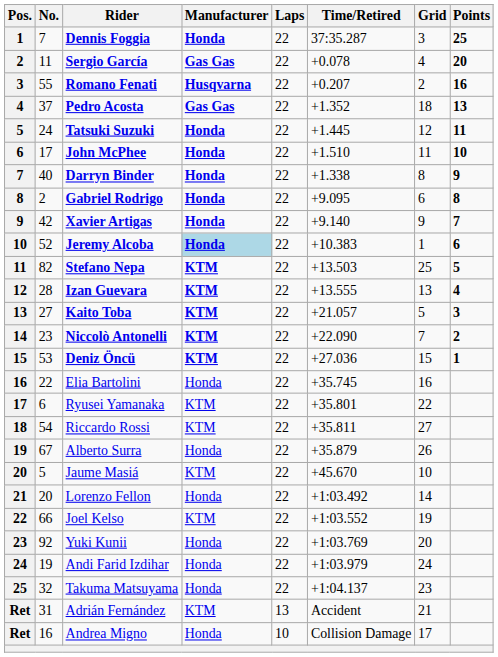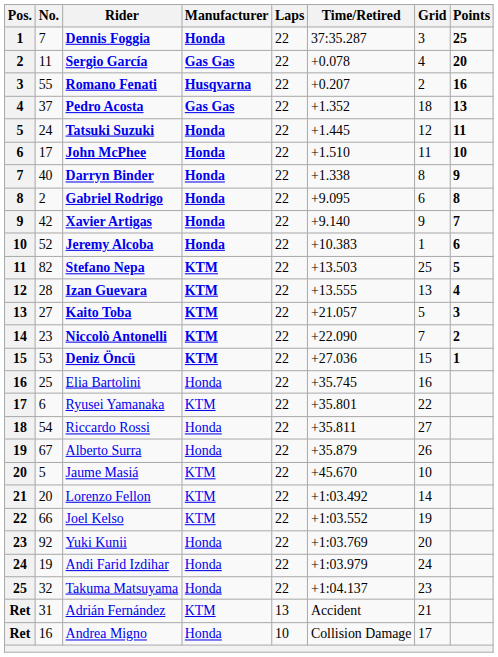(205, 244) lightblue background -> (205, 244) no background
(46, 381) 22 -> (46, 381) 25
(200, 427) KTM -> (203, 427) Honda
(203, 496) Honda -> (200, 496) KTM
